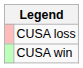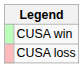rows swapped: (44, 54) <-> (46, 34)
